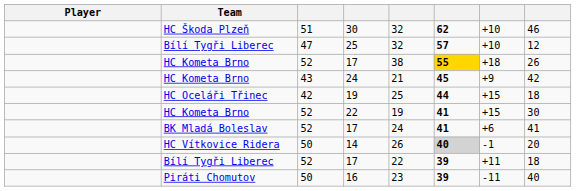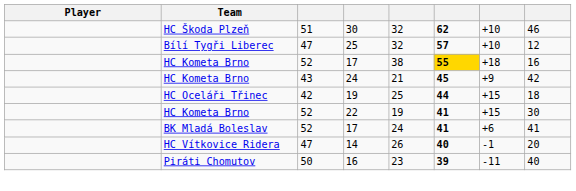(533, 62) 26 -> (533, 62) 16
(306, 145) 50 -> (306, 145) 47
(443, 145) lightgrey background -> (443, 145) no background
- row: (219, 161)
